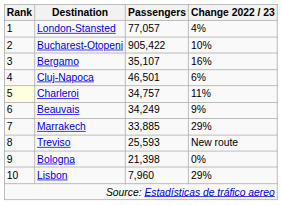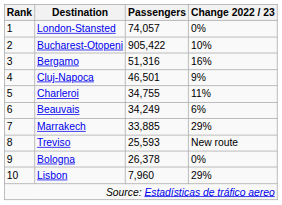(144, 28) 77,057 -> (144, 28) 74,057
(198, 28) 4% -> (198, 28) 0%
(144, 61) 35,107 -> (144, 61) 51,316
(198, 77) 6% -> (198, 77) 9%
(10, 94) lightyellow background -> (10, 94) no background
(144, 94) 34,757 -> (144, 94) 34,755
(198, 110) 9% -> (198, 110) 6%
(144, 159) 21,398 -> (144, 159) 26,378
